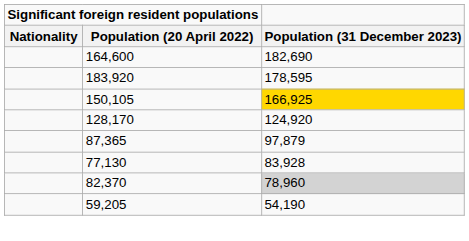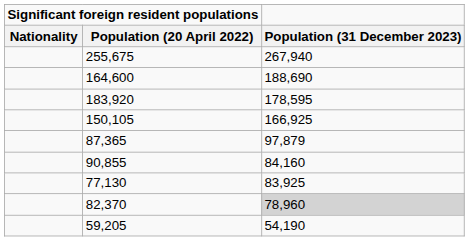+ row: (110, 57)
(288, 57) 182,690 -> (288, 78) 188,690
(288, 99) gold background -> (288, 120) no background
- row: (110, 120)
+ row: (106, 162)
(285, 162) 83,928 -> (285, 183) 83,925
